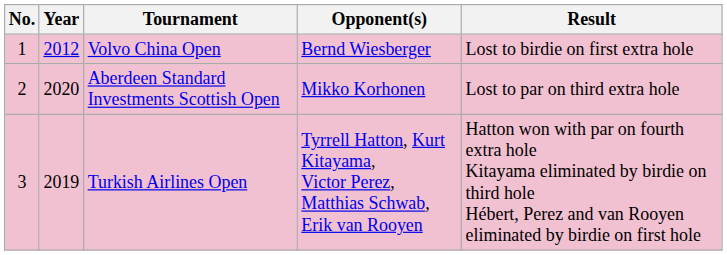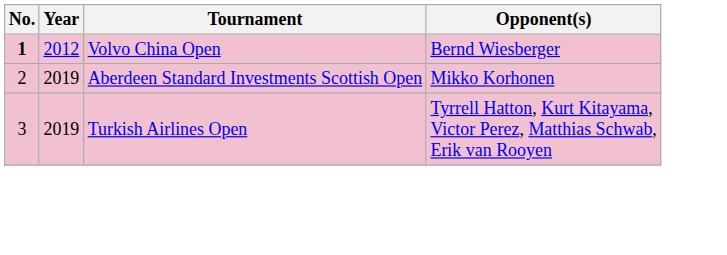- column: (592, 19)
(22, 49) normal -> (22, 49) bold
(61, 89) 2020 -> (61, 78) 2019
